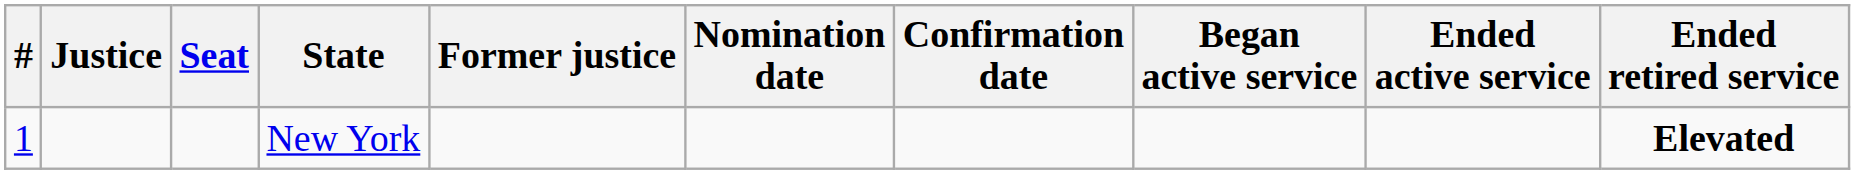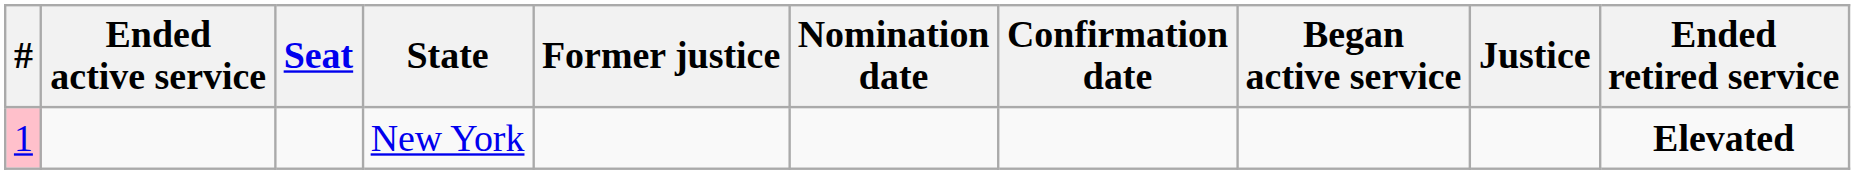columns swapped: (106, 55) <-> (1483, 55)
(23, 137) no background -> (23, 137) pink background
